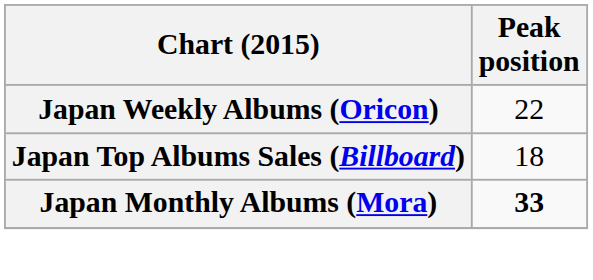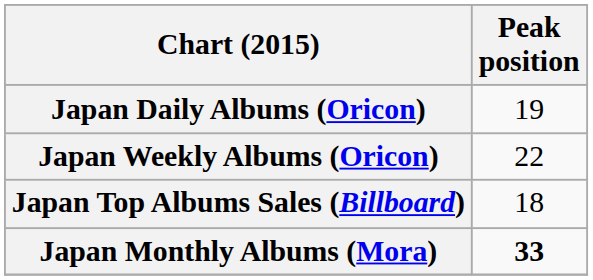+ row: (238, 108)
